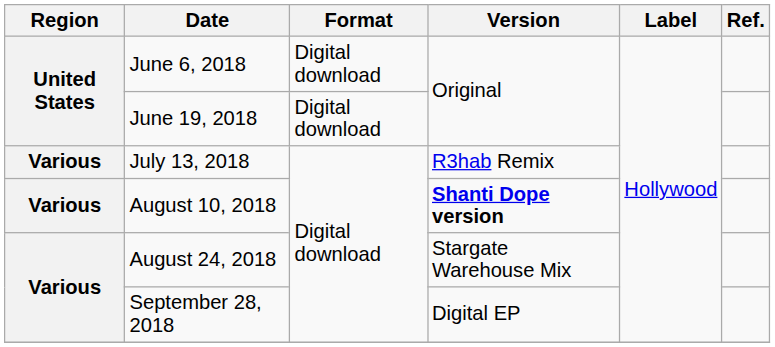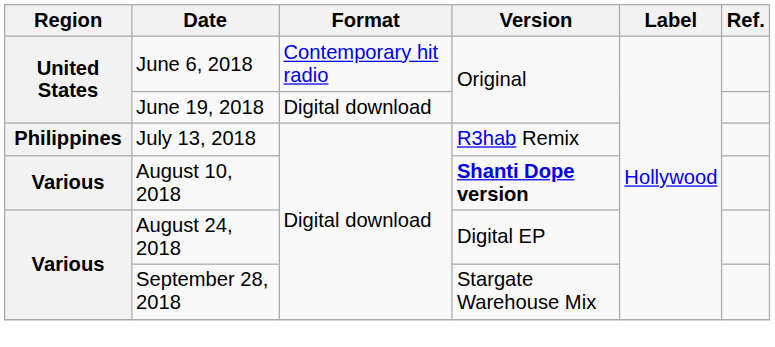(338, 63) Digital download -> (361, 63) Contemporary hit radio
(65, 161) Various -> (68, 139) Philippines
(502, 259) Stargate Warehouse Mix -> (501, 237) Digital EP
(476, 314) Digital EP -> (527, 291) Stargate Warehouse Mix
